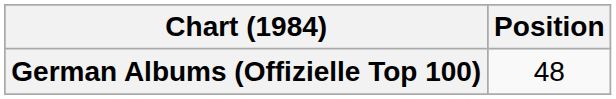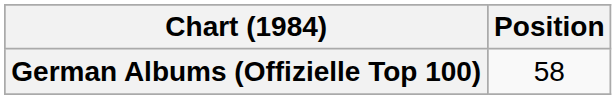(549, 71) 48 -> (549, 71) 58
